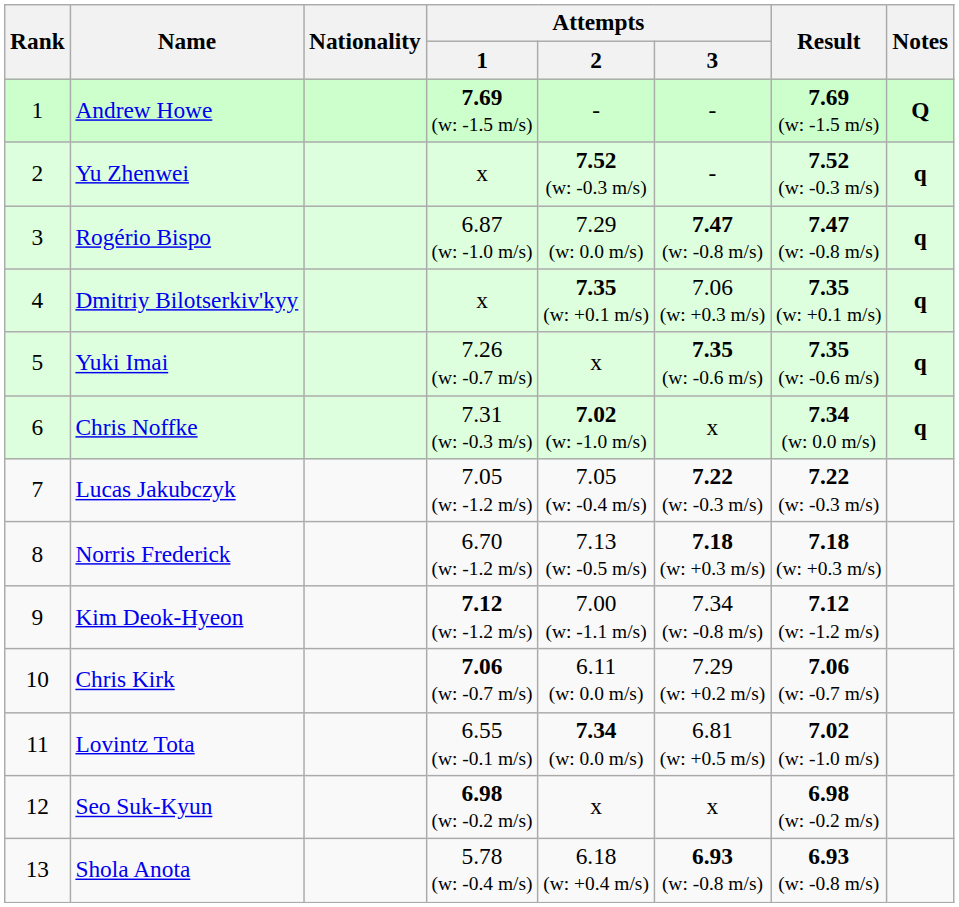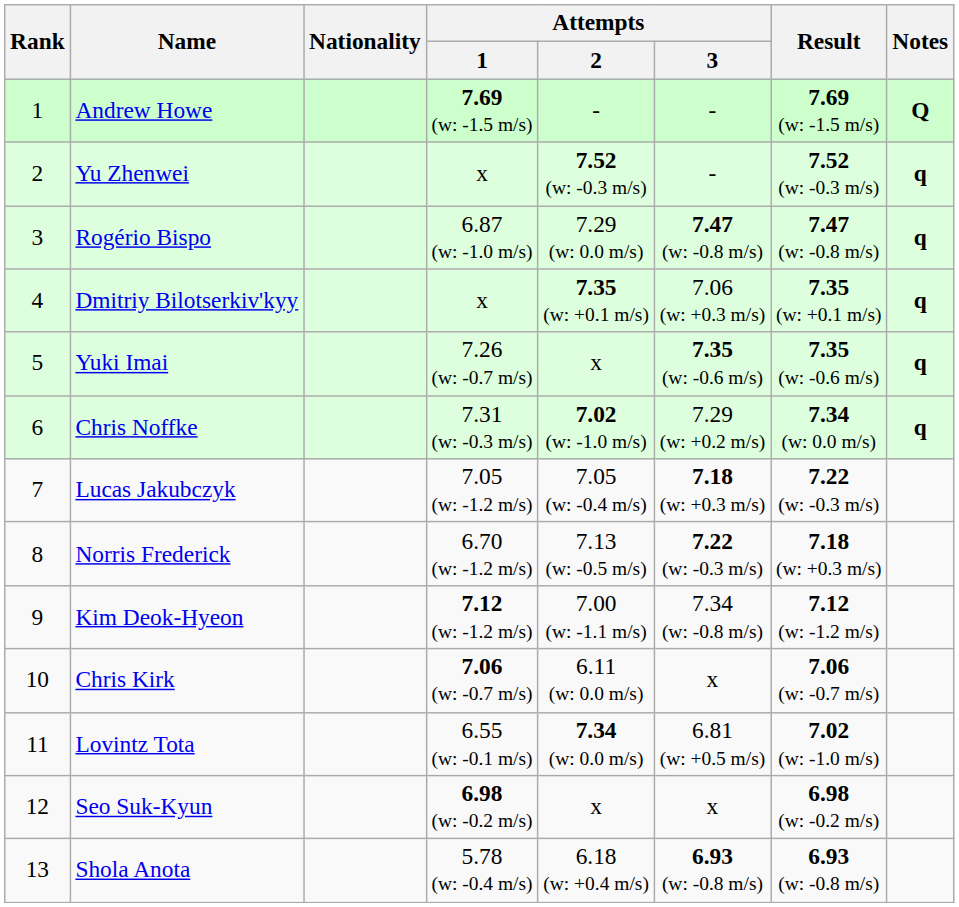(712, 426) x -> (712, 426) 7.29 (w: +0.2 m/s)
(712, 490) 7.22 (w: -0.3 m/s) -> (712, 490) 7.18 (w: +0.3 m/s)
(712, 553) 7.18 (w: +0.3 m/s) -> (712, 553) 7.22 (w: -0.3 m/s)
(712, 680) 7.29 (w: +0.2 m/s) -> (712, 680) x
